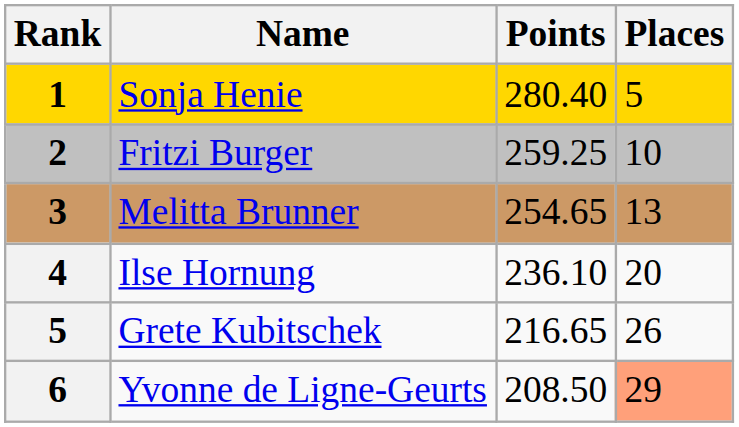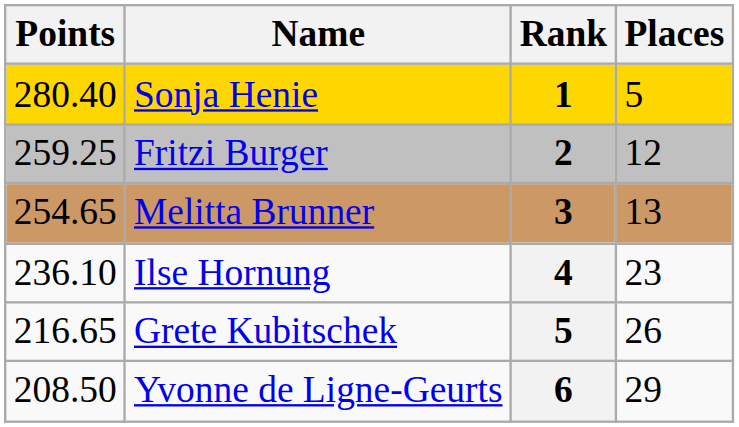columns swapped: (58, 34) <-> (556, 34)
(643, 152) 10 -> (643, 152) 12
(643, 271) 20 -> (643, 271) 23
(643, 390) lightsalmon background -> (643, 390) no background
